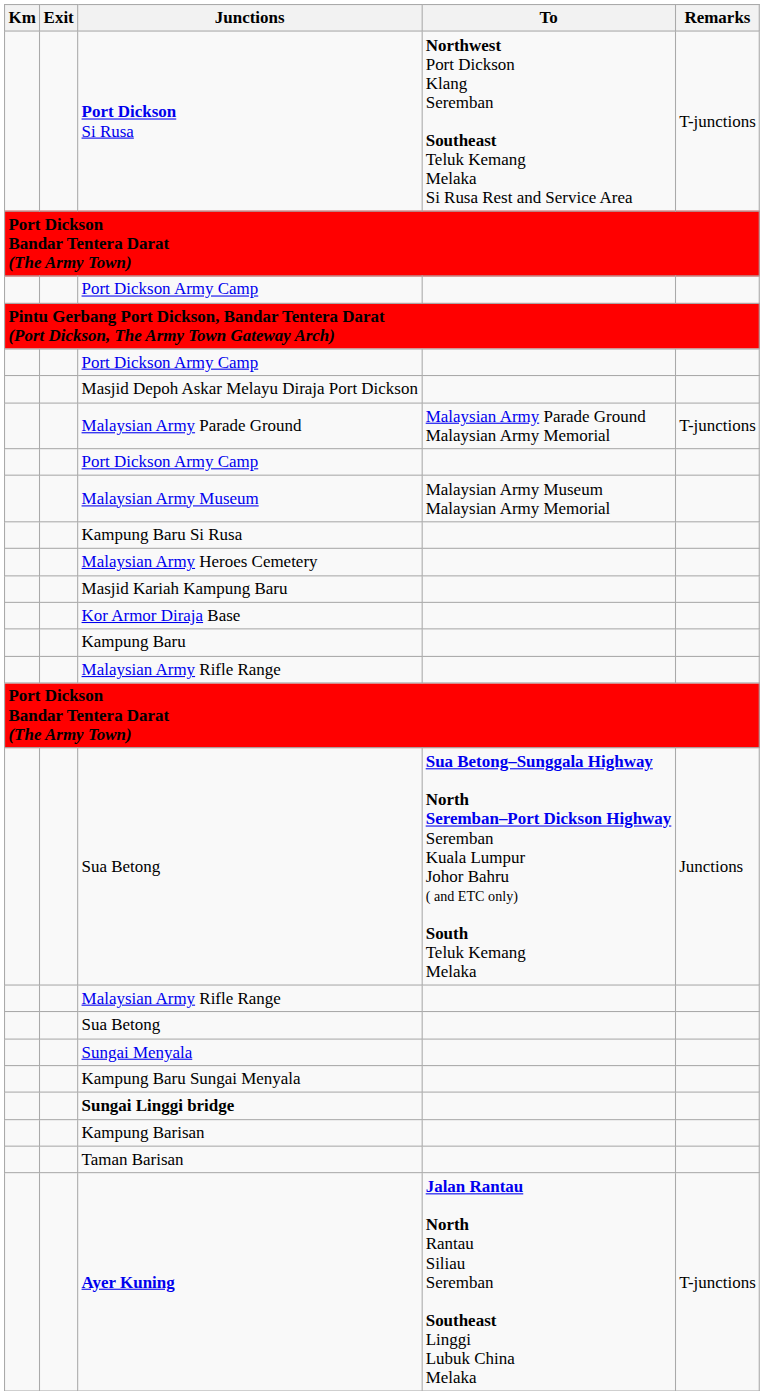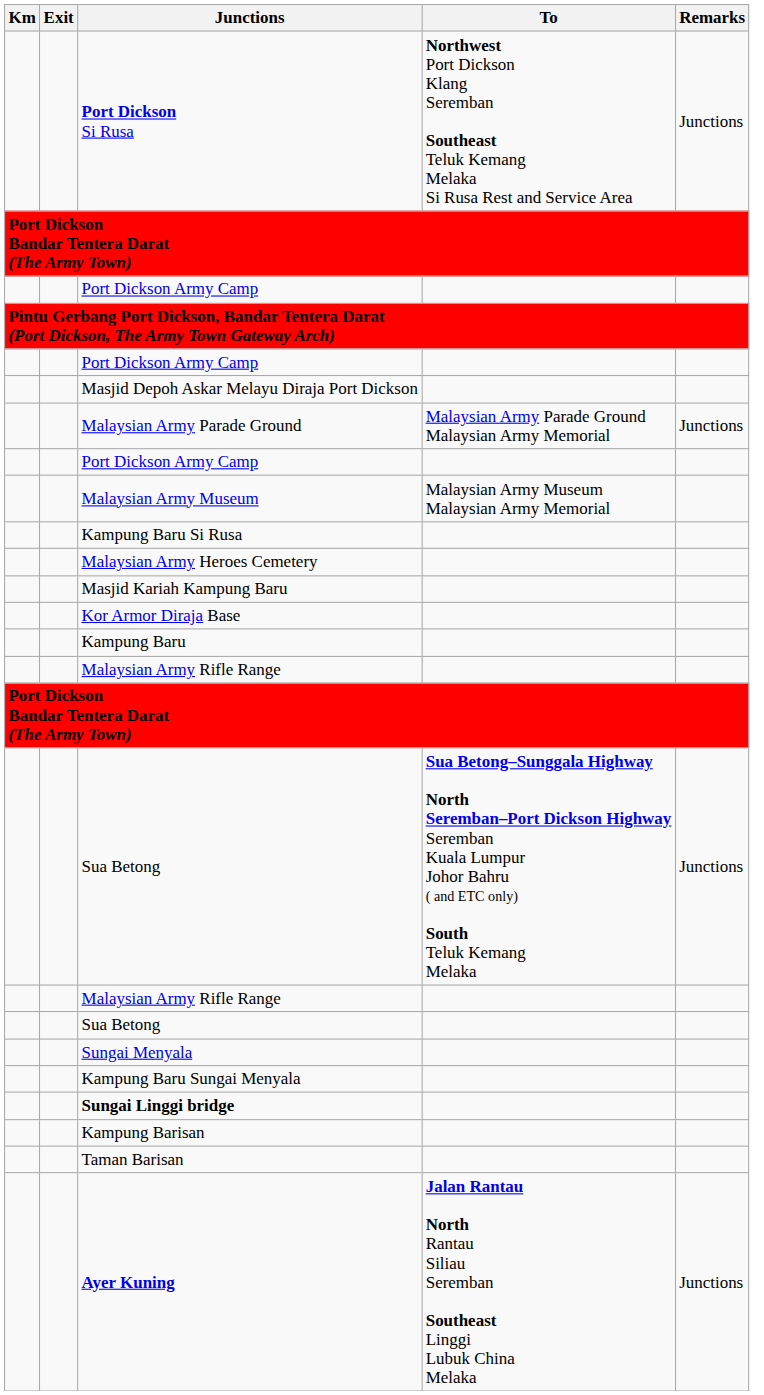(717, 121) T-junctions -> (711, 121) Junctions
(717, 425) T-junctions -> (711, 425) Junctions
(717, 1281) T-junctions -> (711, 1281) Junctions
